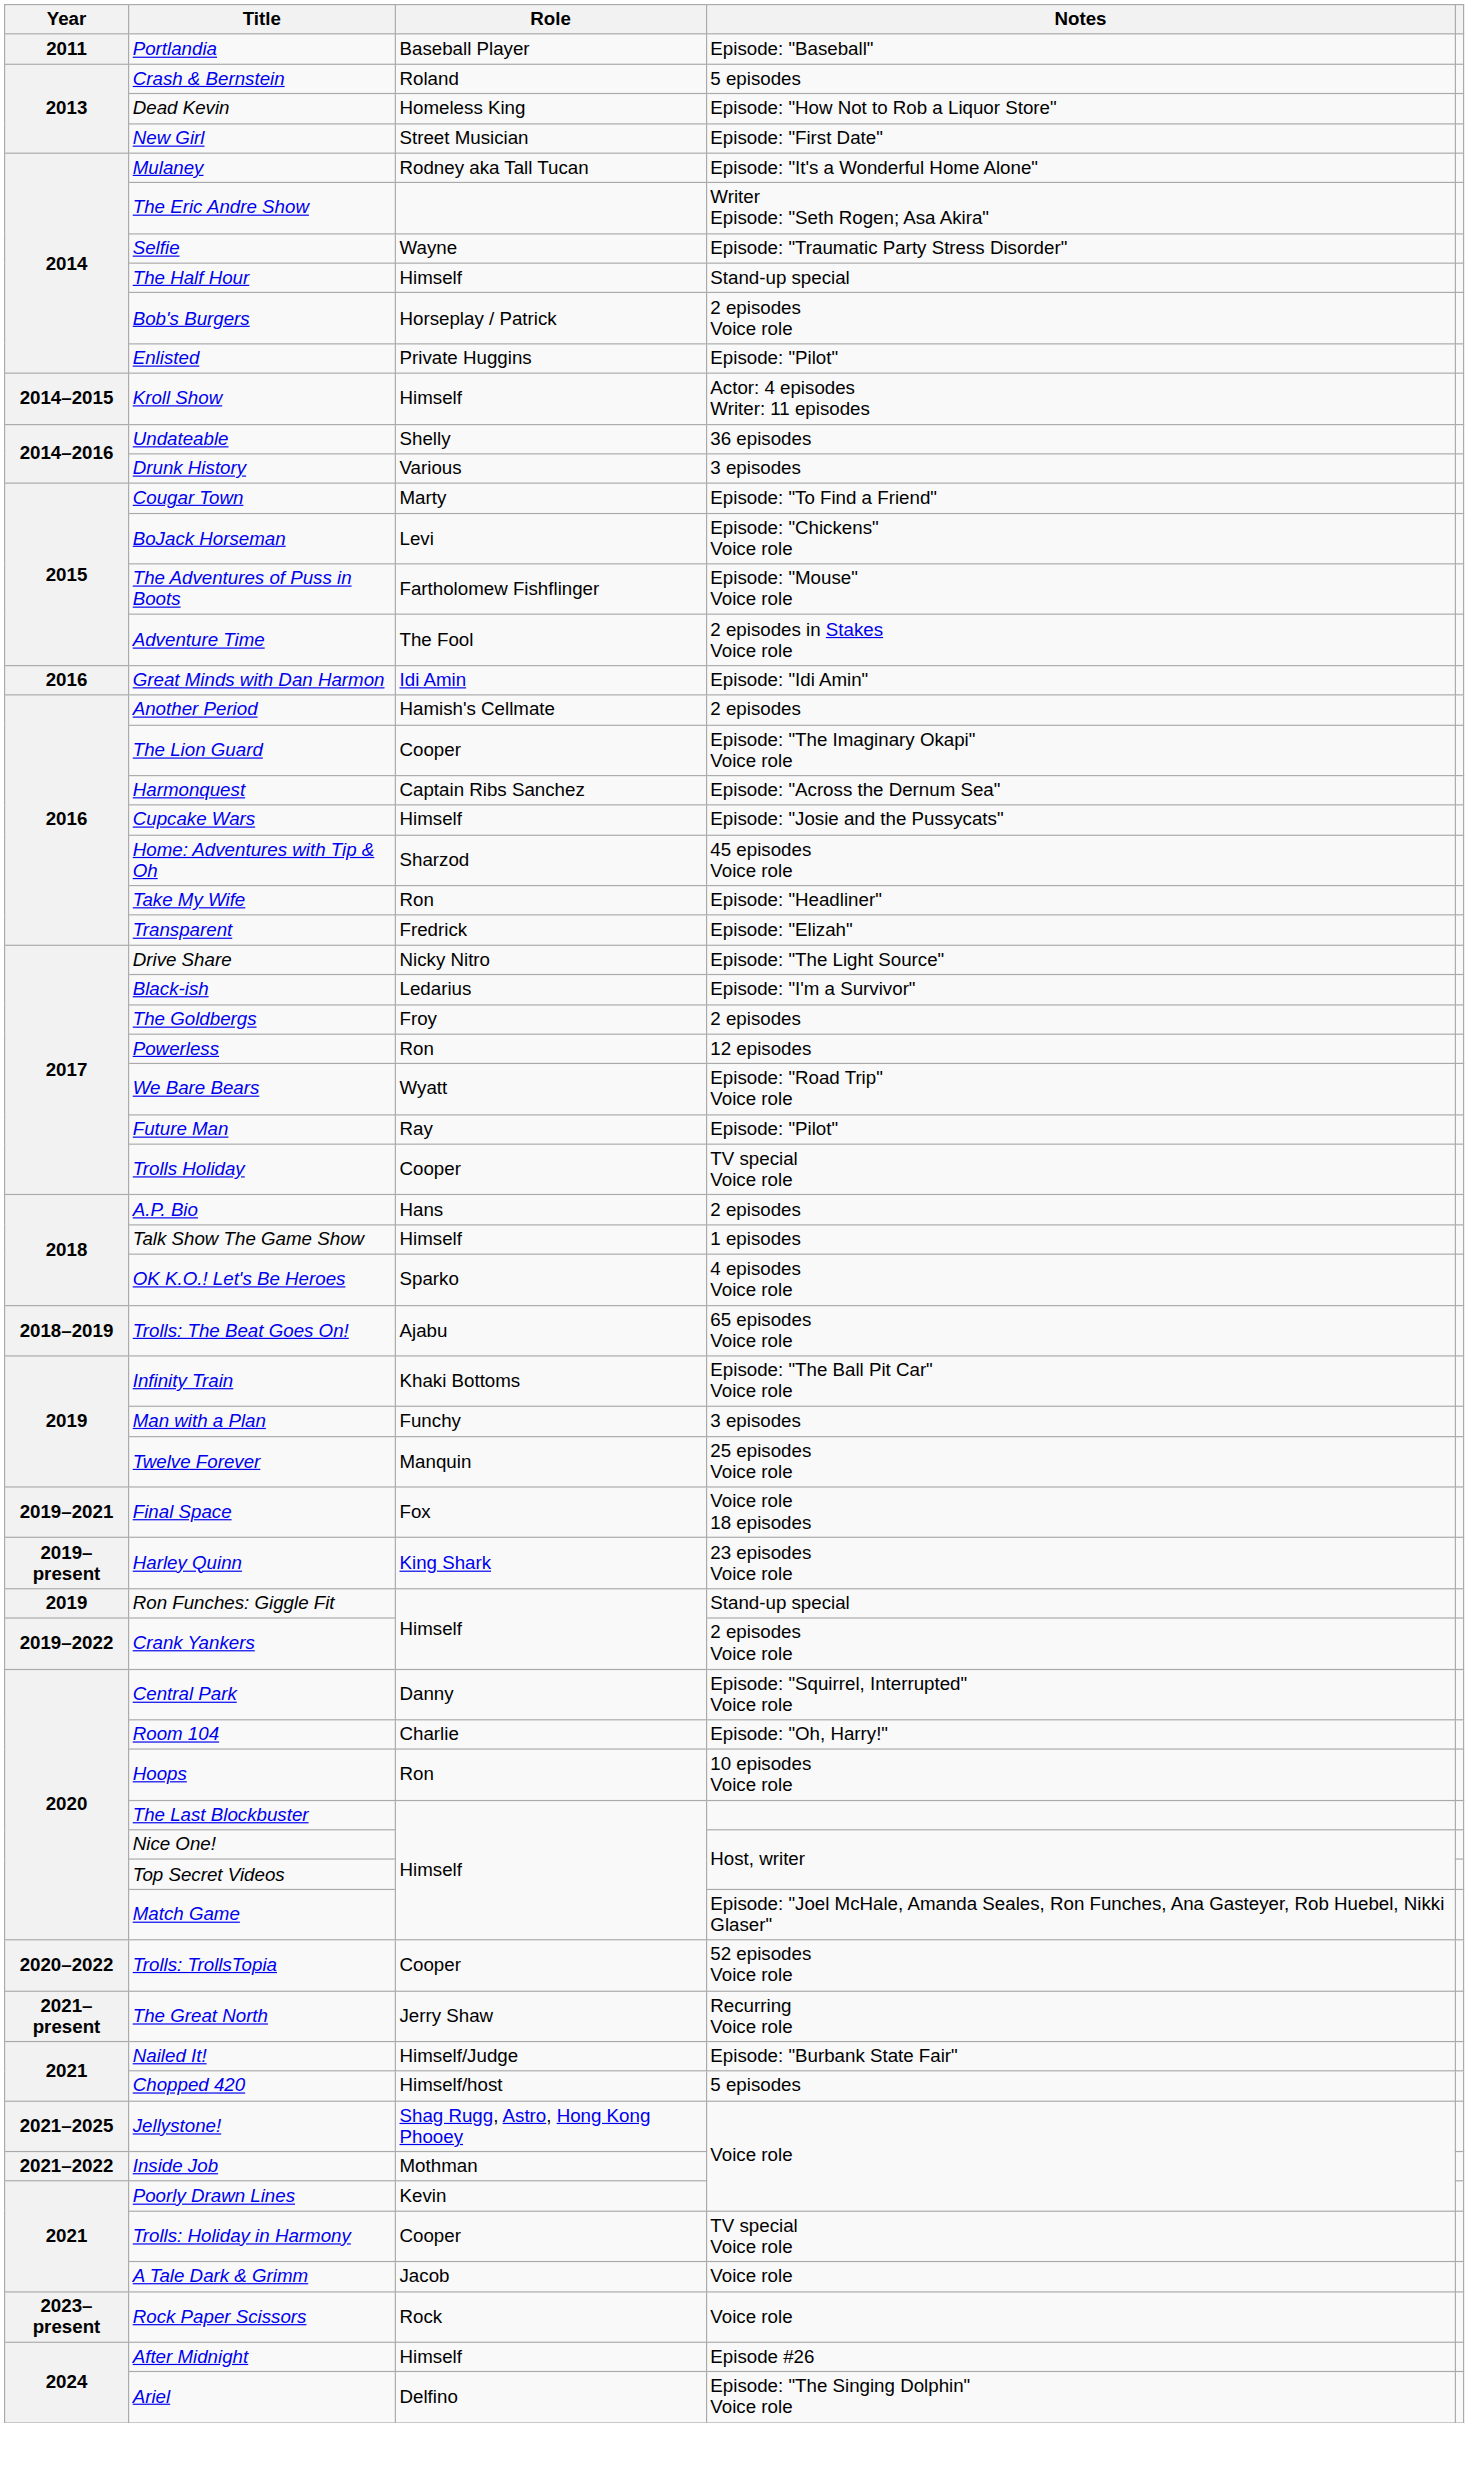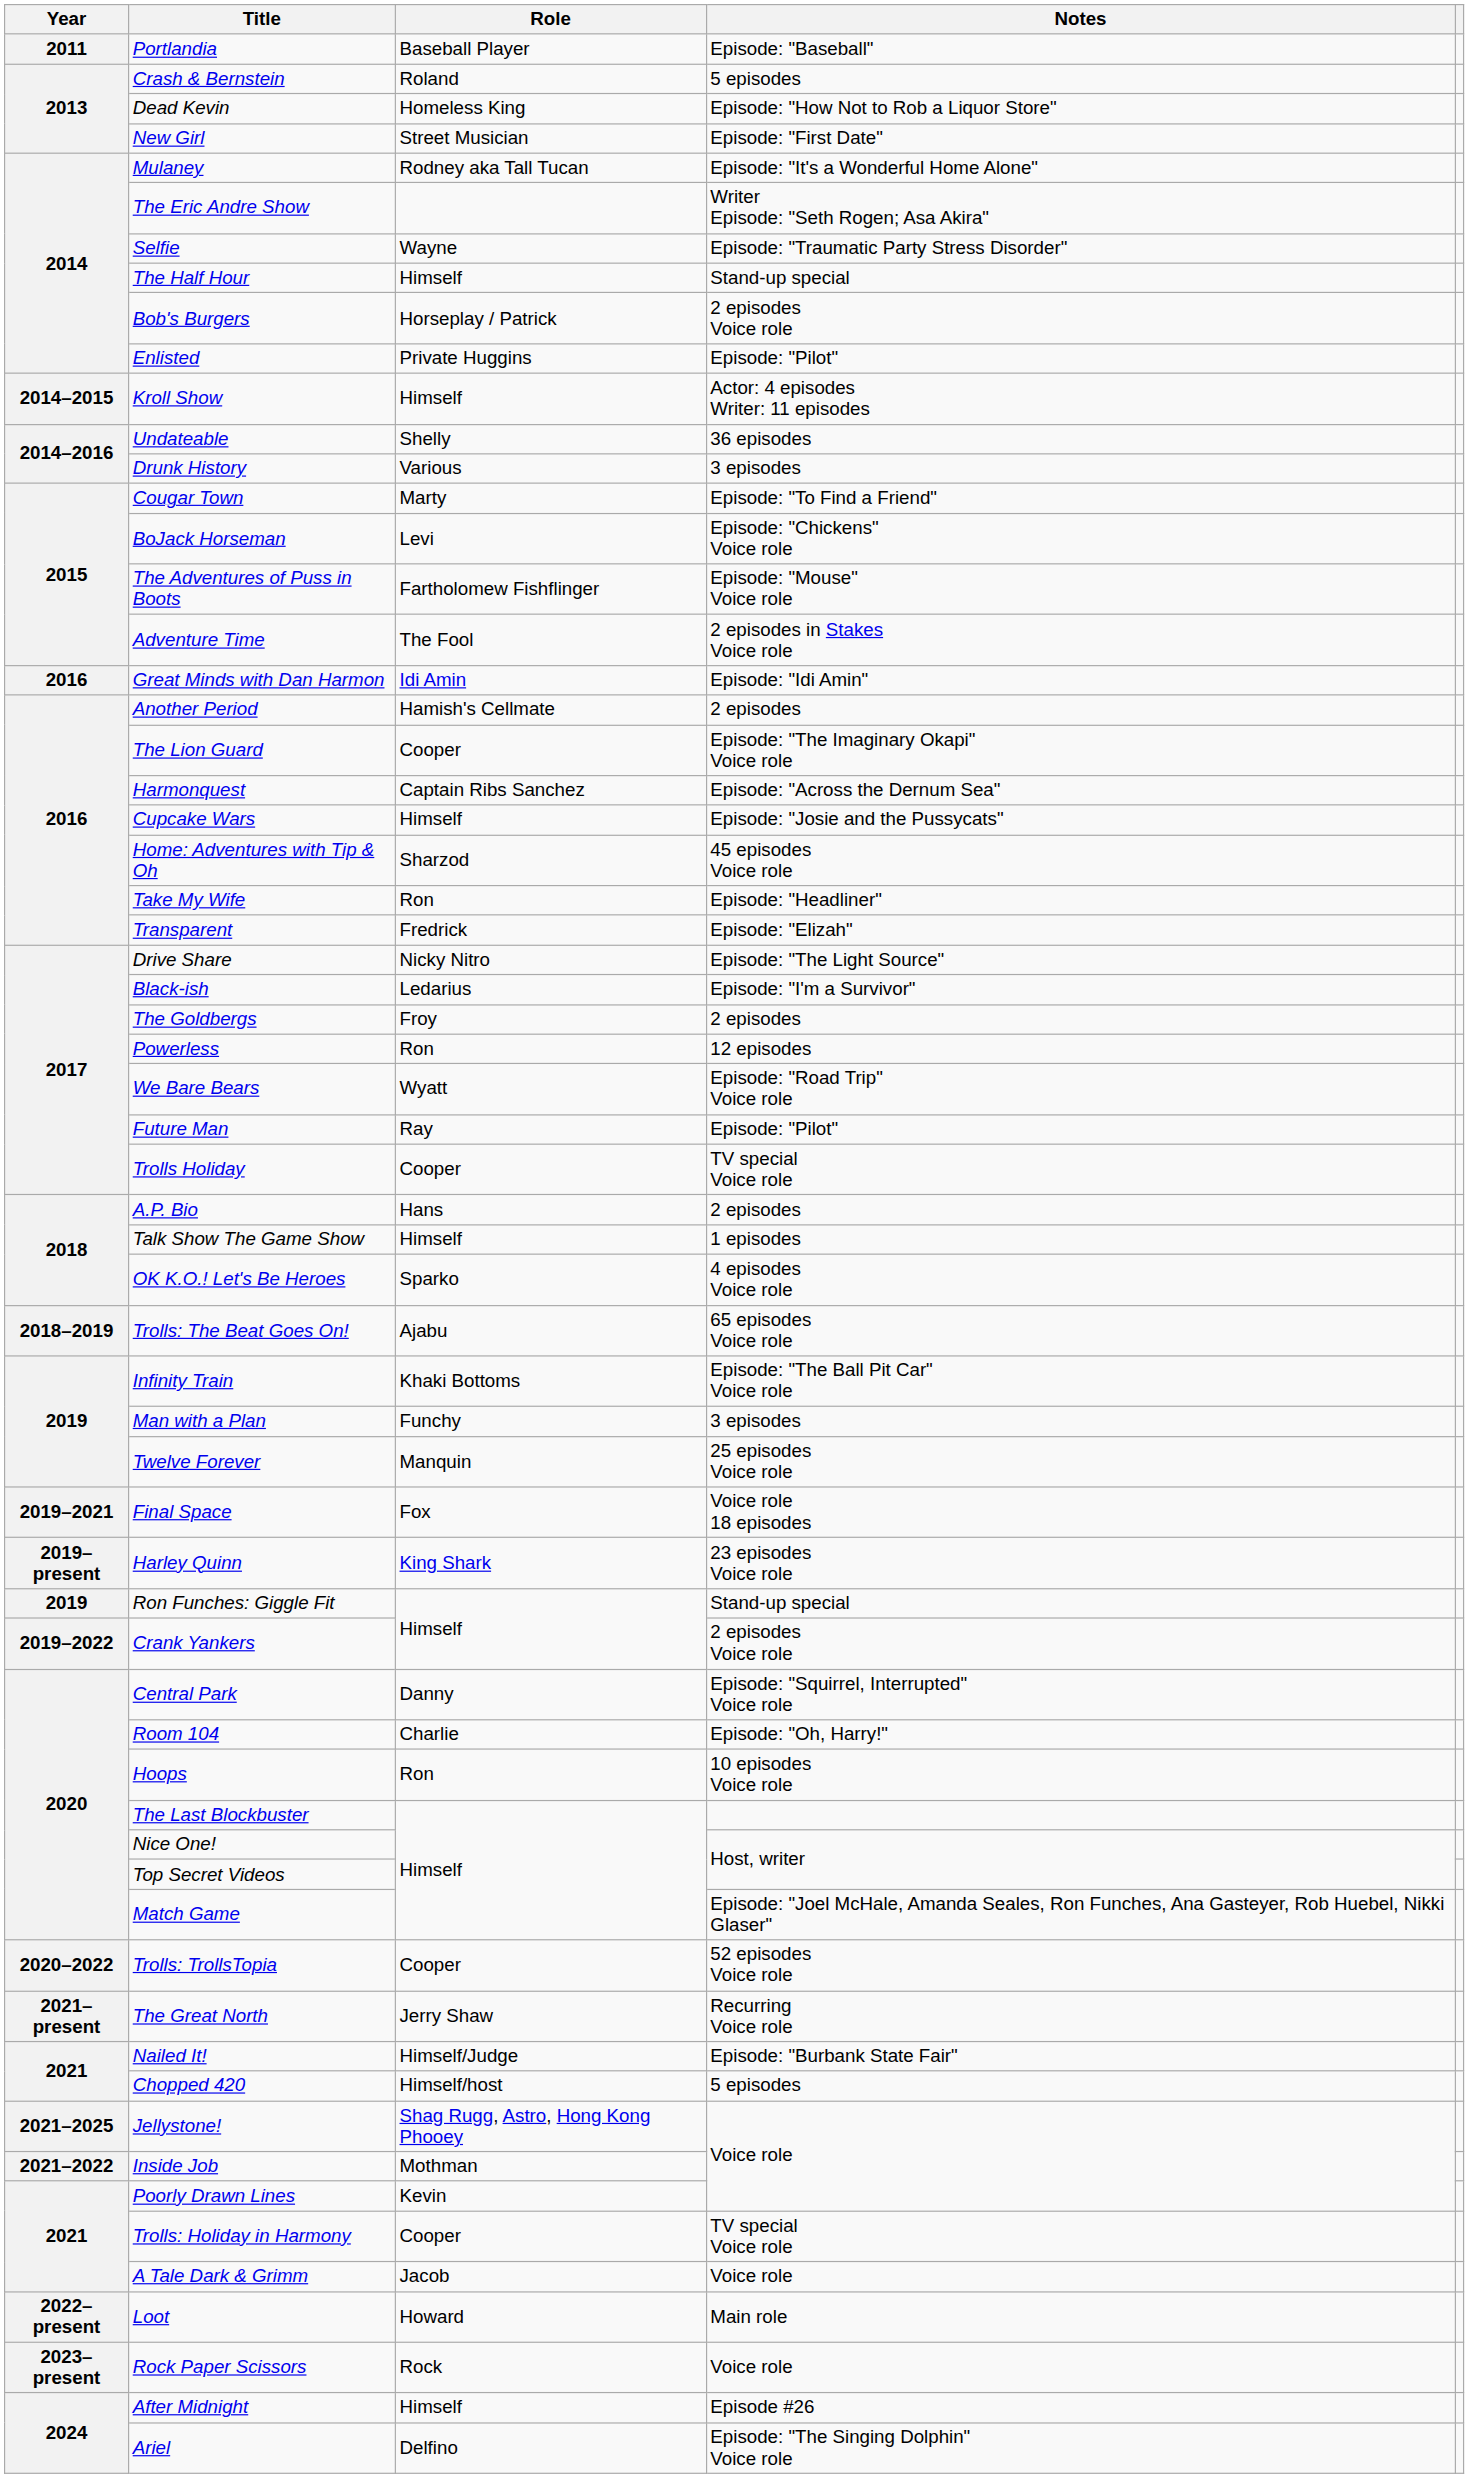+ row: (151, 2316)
